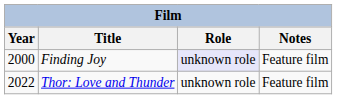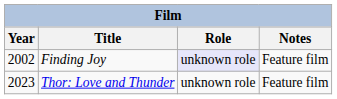(21, 60) 2000 -> (21, 60) 2002
(21, 83) 2022 -> (21, 83) 2023
